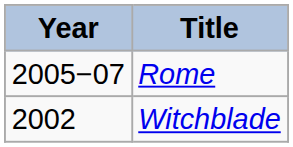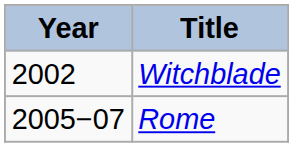rows swapped: (209, 119) <-> (177, 74)
